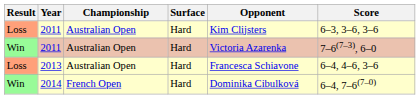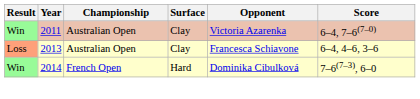- row: (17, 29)
(181, 47) Hard -> (180, 31) Clay
(348, 47) 7–6(7–3), 6–0 -> (348, 31) 6–4, 7–6(7–0)
(181, 65) Hard -> (180, 49) Clay
(348, 84) 6–4, 7–6(7–0) -> (348, 67) 7–6(7–3), 6–0
